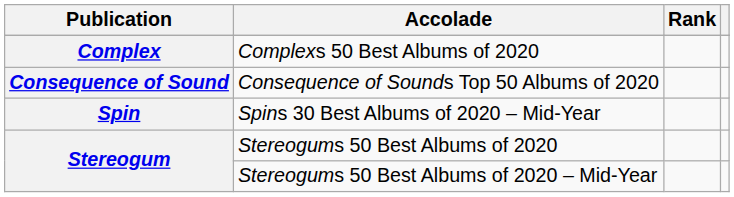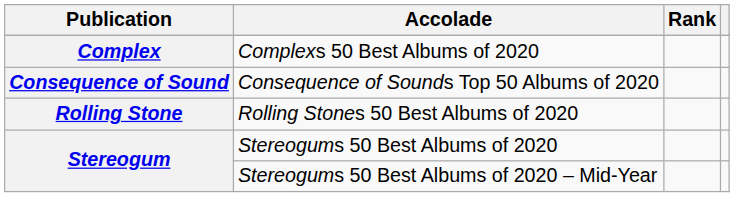+ row: (408, 113)
- row: (419, 113)
